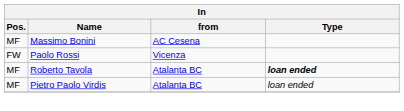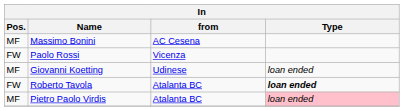+ row: (67, 70)
(13, 70) MF -> (14, 85) FW
(291, 85) no background -> (291, 99) pink background
